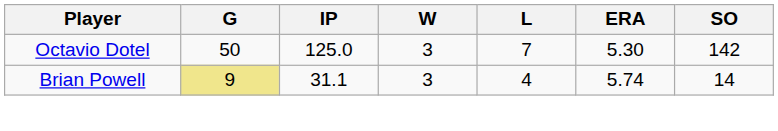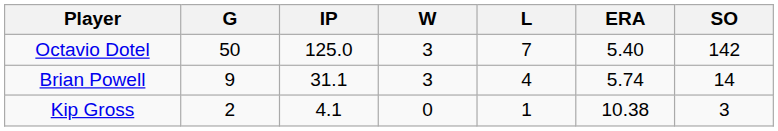(625, 49) 5.30 -> (625, 49) 5.40
(230, 79) khaki background -> (230, 79) no background
+ row: (92, 110)
